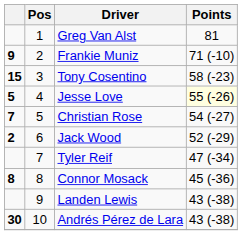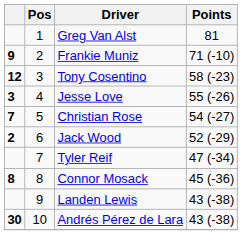(15, 76) 15 -> (15, 76) 12
(11, 97) 5 -> (11, 97) 3
(212, 97) lightyellow background -> (212, 97) no background
